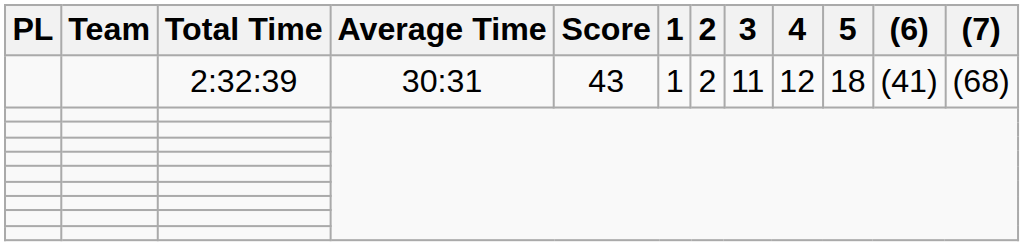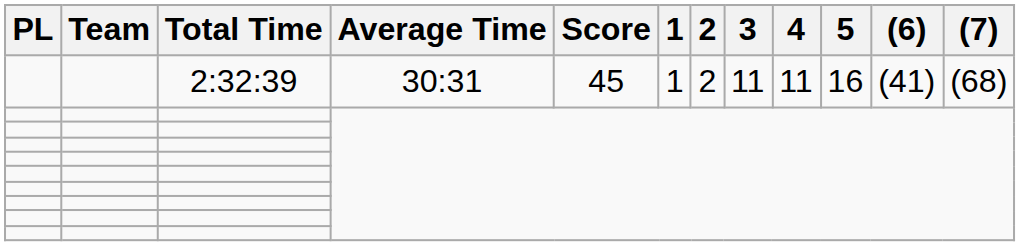(606, 81) 43 -> (606, 81) 45
(797, 81) 12 -> (796, 81) 11
(848, 81) 18 -> (845, 81) 16
